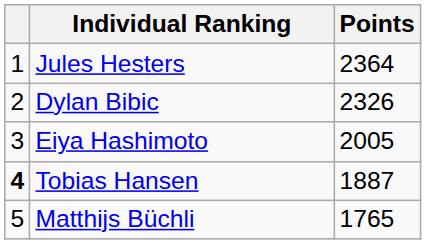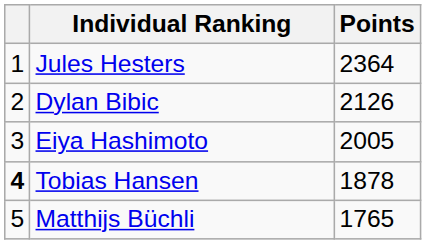(367, 102) 2326 -> (367, 102) 2126
(367, 180) 1887 -> (367, 180) 1878
